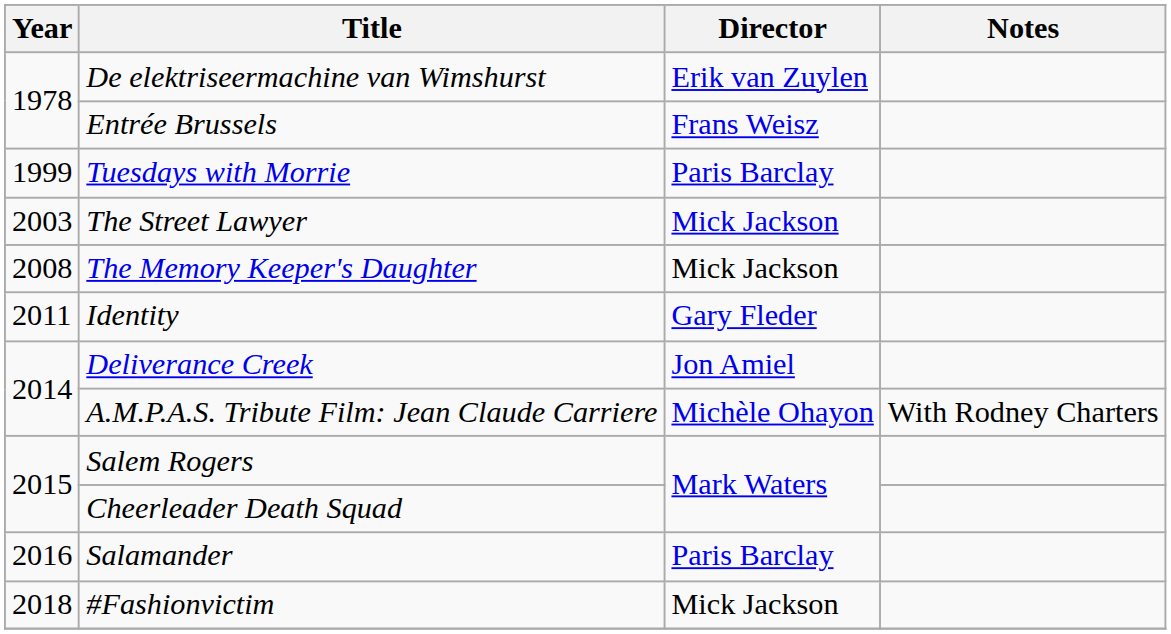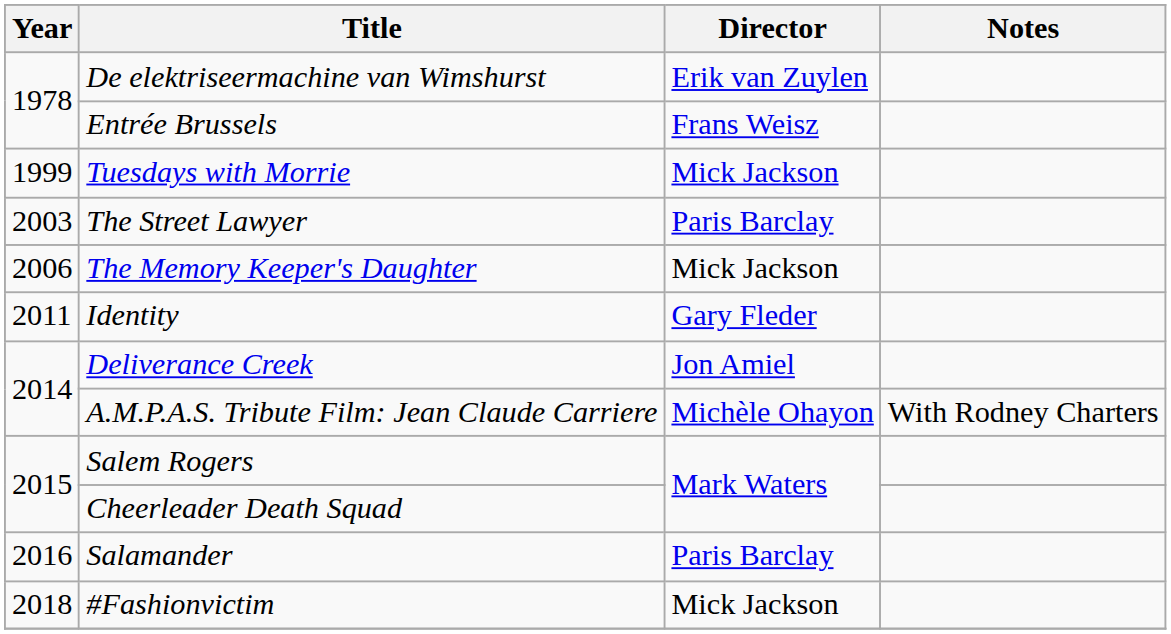(752, 172) Paris Barclay -> (755, 172) Mick Jackson
(755, 220) Mick Jackson -> (752, 220) Paris Barclay
(42, 268) 2008 -> (42, 268) 2006
